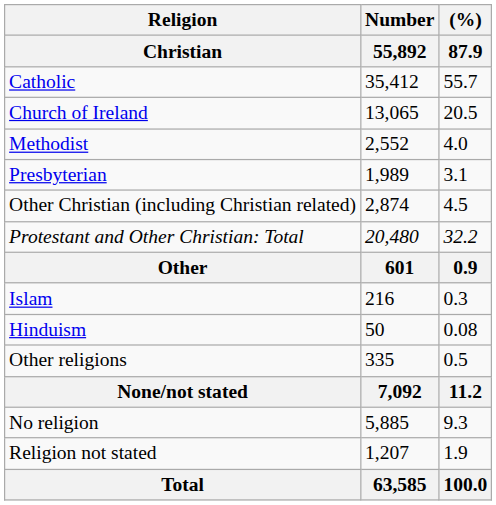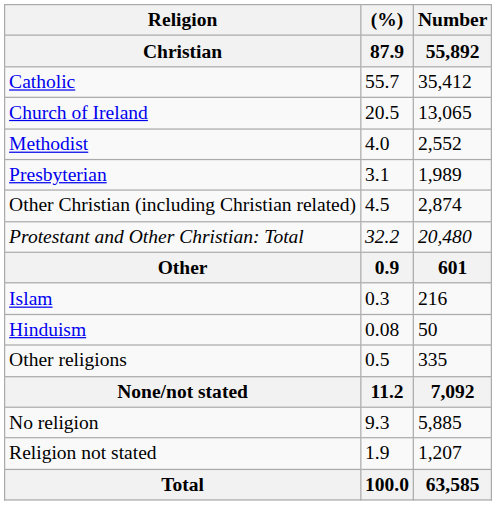columns swapped: (400, 50) <-> (465, 50)
